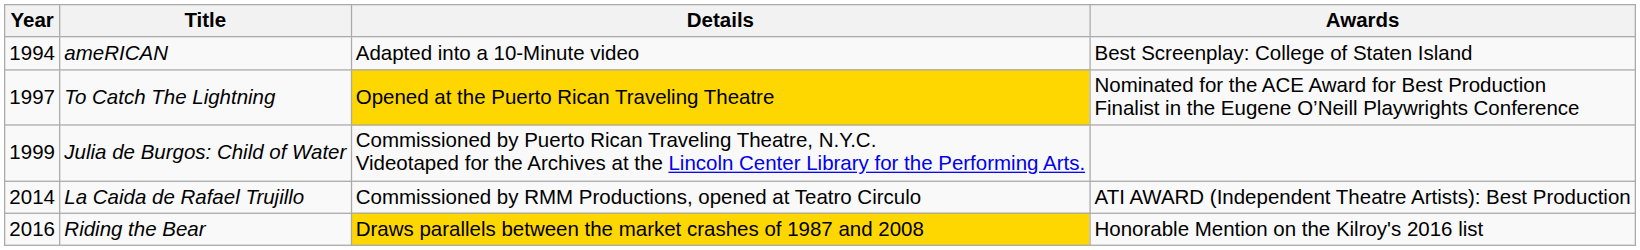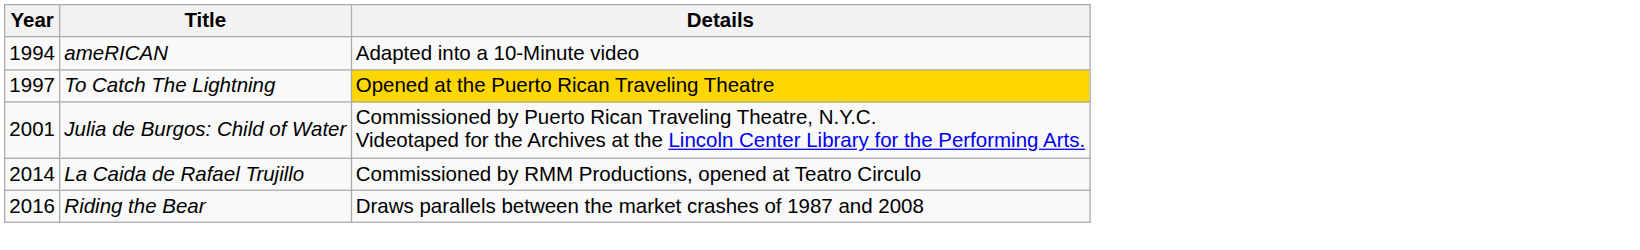- column: (1363, 20)
(32, 152) 1999 -> (32, 129) 2001
(640, 229) gold background -> (640, 206) no background
